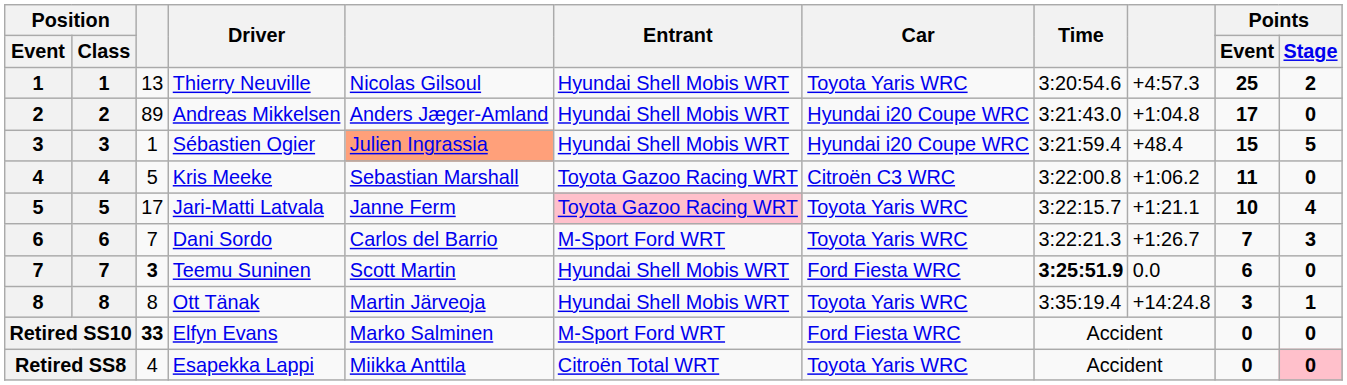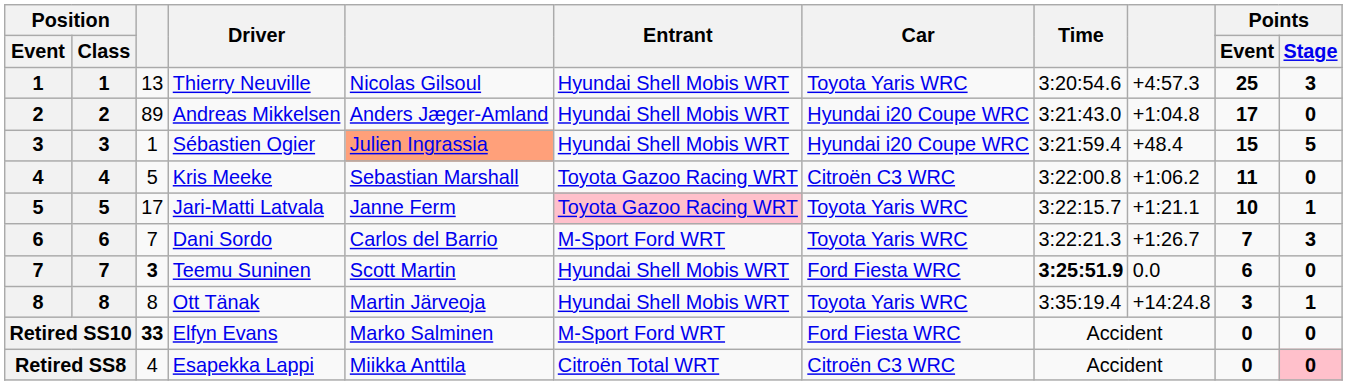(1311, 83) 2 -> (1311, 83) 3
(1311, 208) 4 -> (1311, 208) 1
(887, 364) Toyota Yaris WRC -> (881, 364) Citroën C3 WRC
